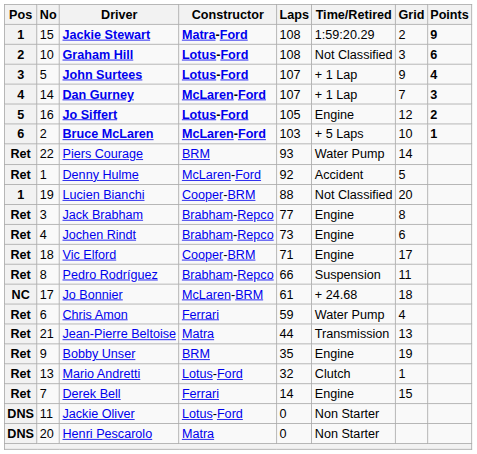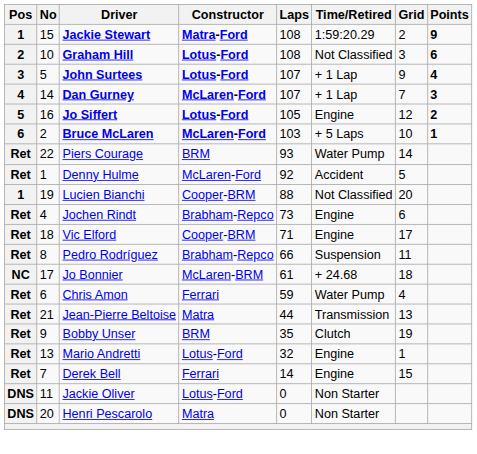- row: (103, 214)
(334, 354) Engine -> (333, 334) Clutch
(333, 374) Clutch -> (334, 354) Engine
